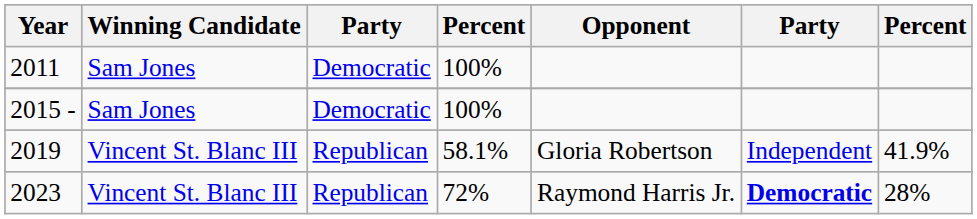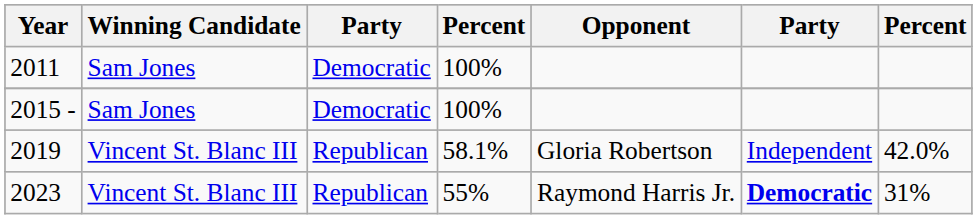(917, 150) 41.9% -> (917, 150) 42.0%
(466, 192) 72% -> (466, 192) 55%
(907, 192) 28% -> (907, 192) 31%
